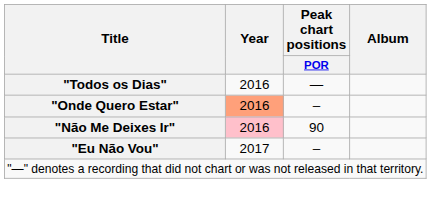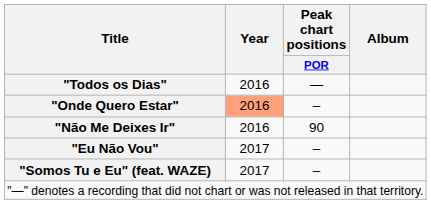(255, 127) pink background -> (255, 127) no background
+ row: (115, 169)
